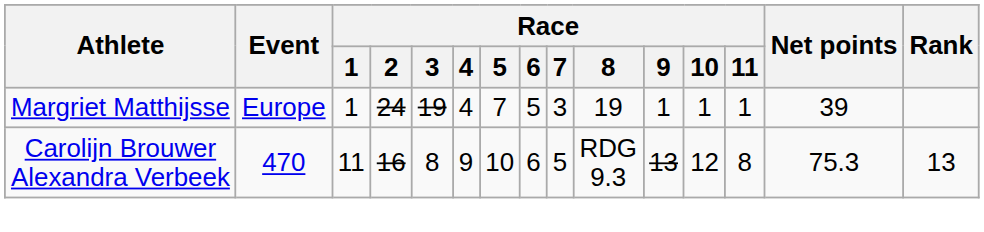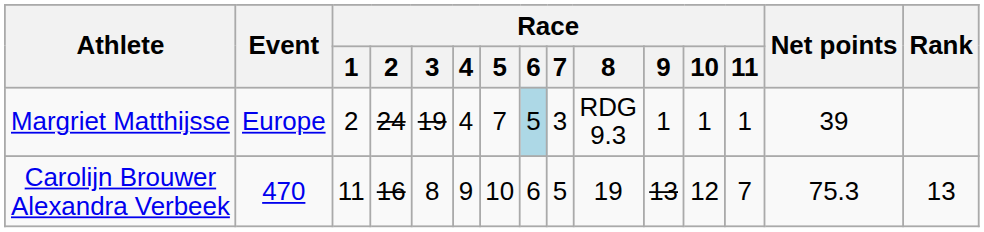(351, 108) 1 -> (351, 122) 2
(533, 108) no background -> (533, 122) lightblue background
(608, 108) 19 -> (608, 122) RDG 9.3
(608, 163) RDG 9.3 -> (608, 192) 19
(745, 163) 8 -> (745, 192) 7
